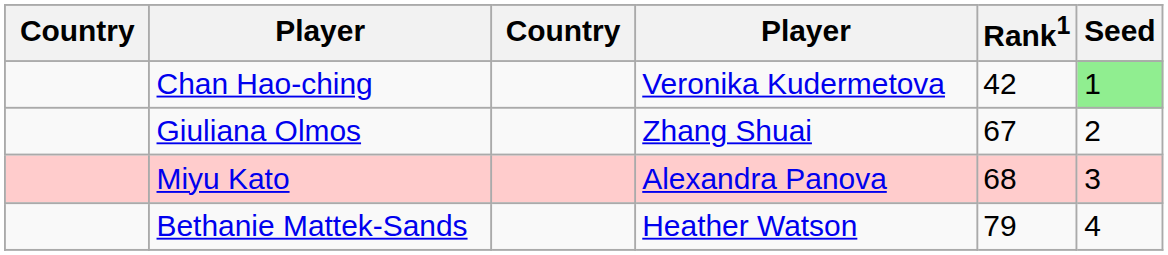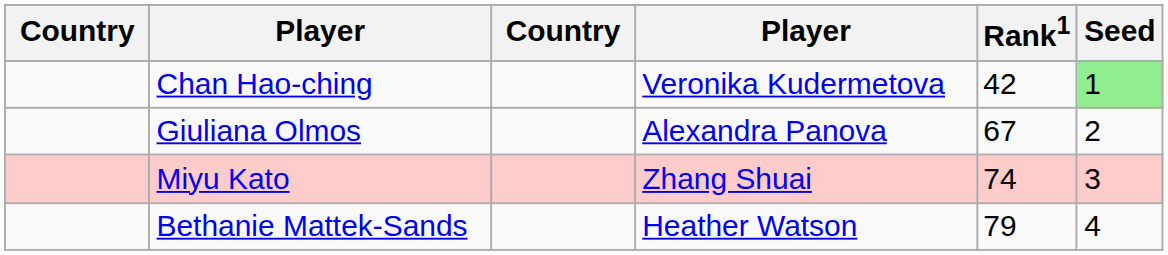(727, 131) Zhang Shuai -> (765, 131) Alexandra Panova
(765, 178) Alexandra Panova -> (727, 178) Zhang Shuai
(1000, 178) 68 -> (1000, 178) 74
